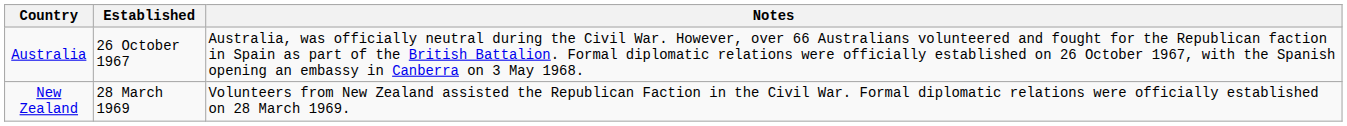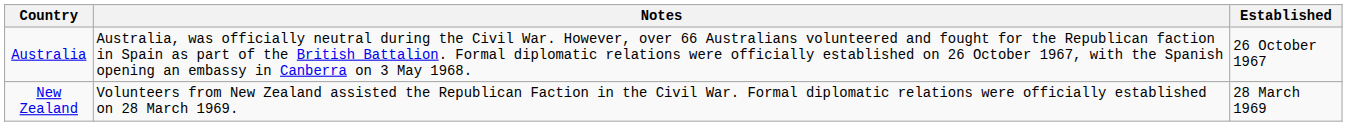columns swapped: (149, 16) <-> (774, 16)
